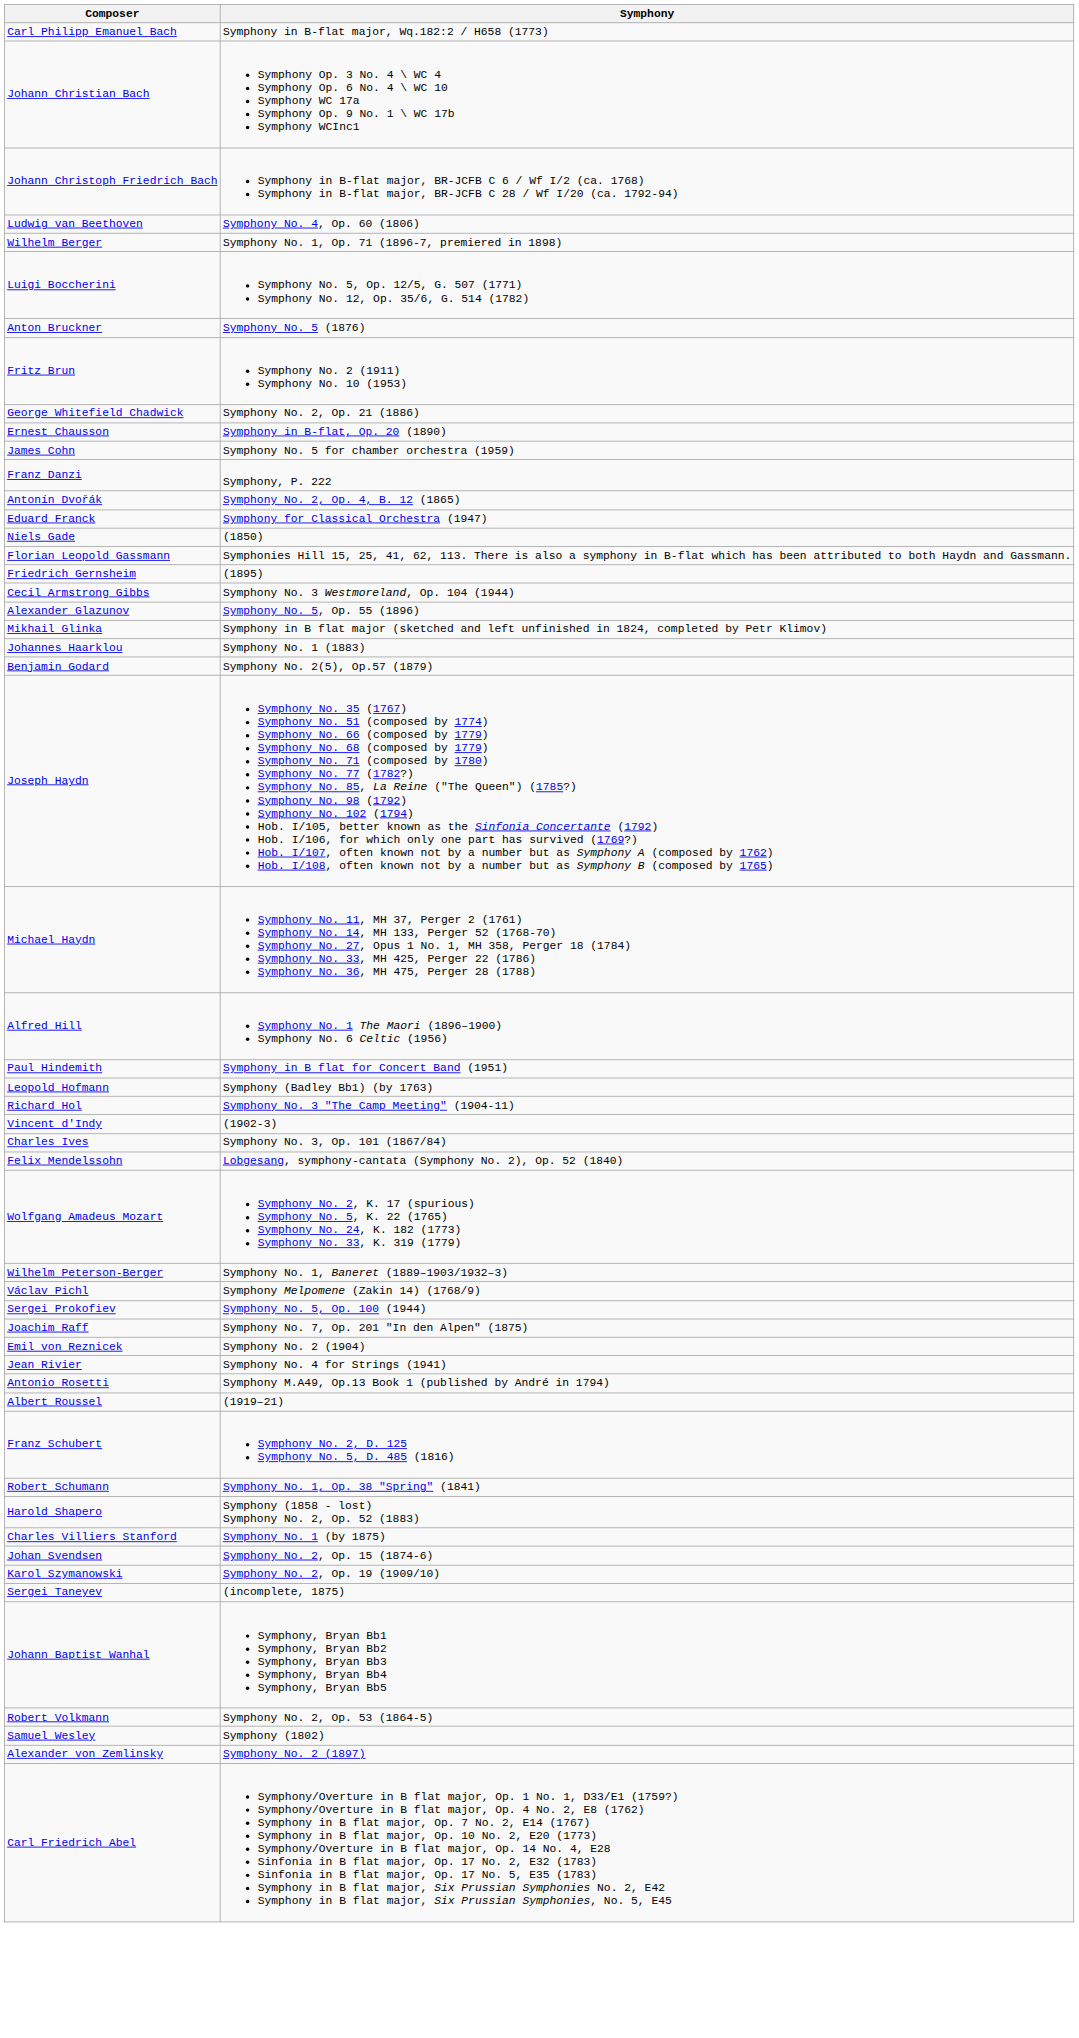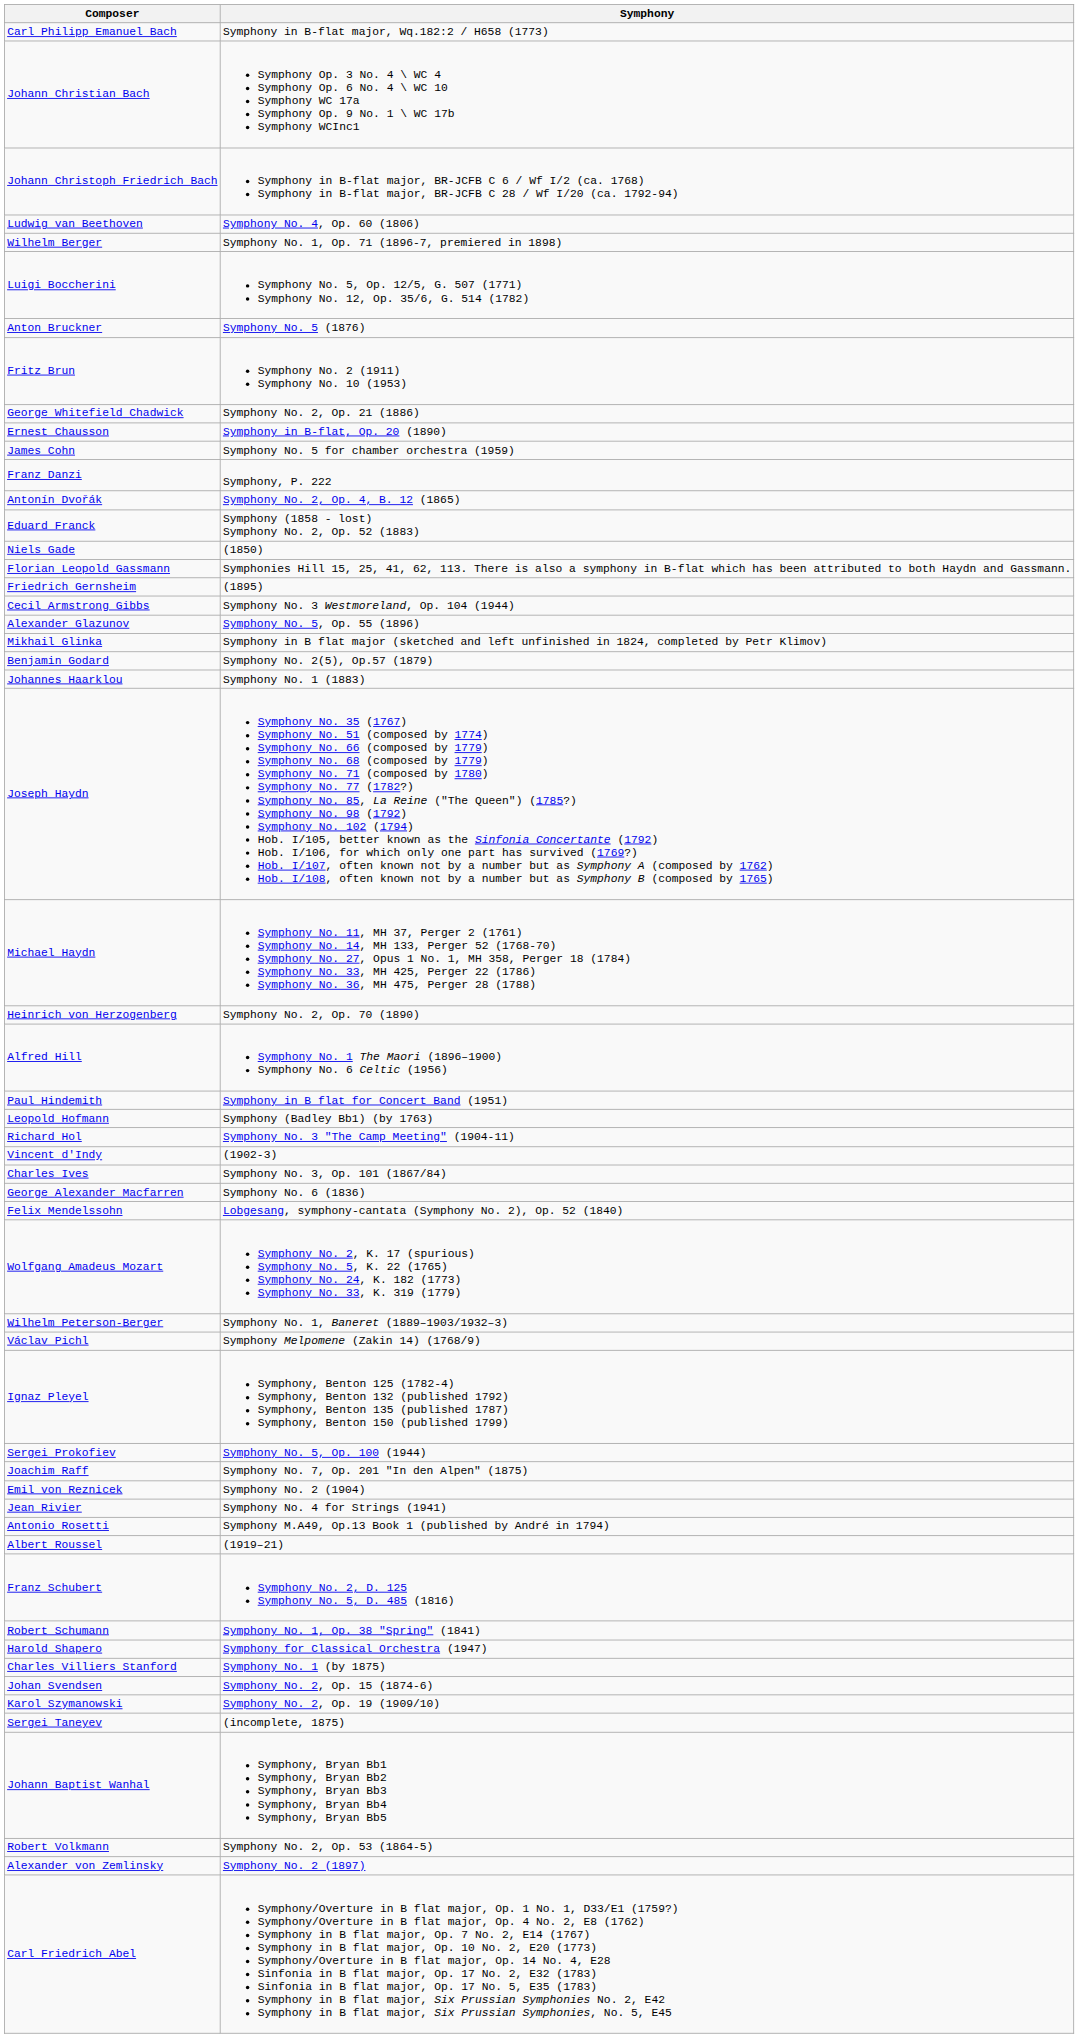(355, 519) Symphony for Classical Orchestra (1947) -> (321, 525) Symphony (1858 - lost) Symphony No. 2, Op. 52 (1883)
rows swapped: (58, 666) <-> (65, 648)
+ row: (92, 1015)
+ row: (95, 1193)
+ row: (48, 1397)
(321, 1512) Symphony (1858 - lost) Symphony No. 2, Op. 52 (1883) -> (355, 1649) Symphony for Classical Orchestra (1947)
- row: (51, 1736)
